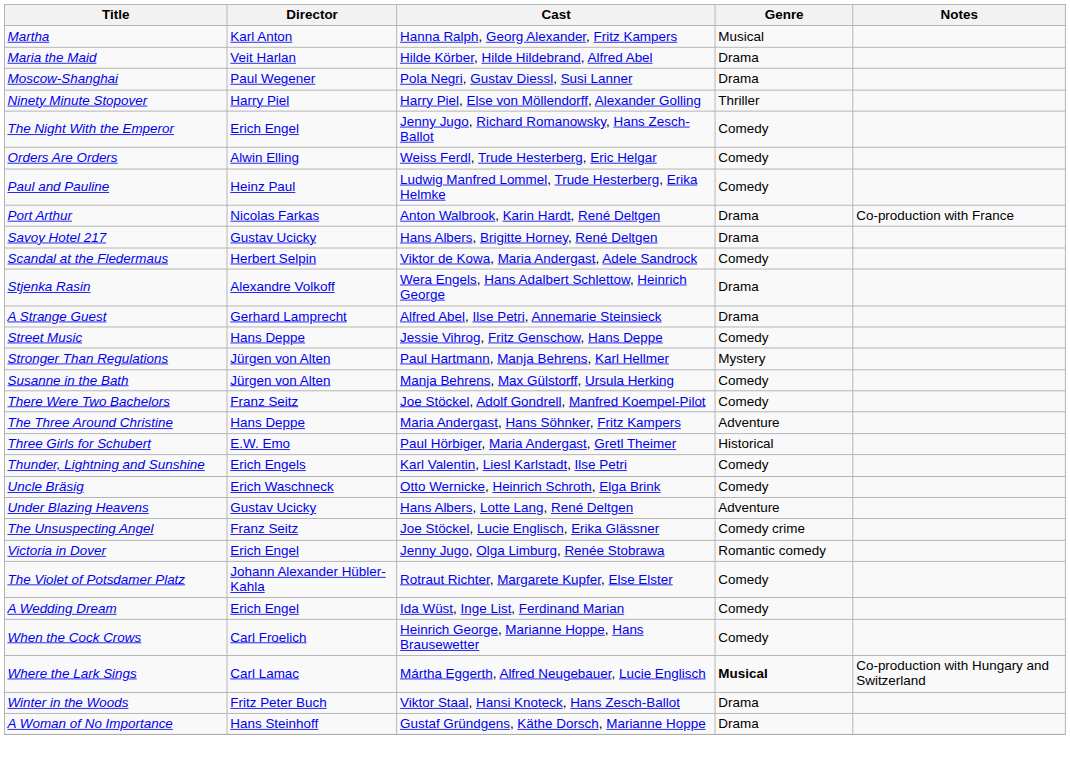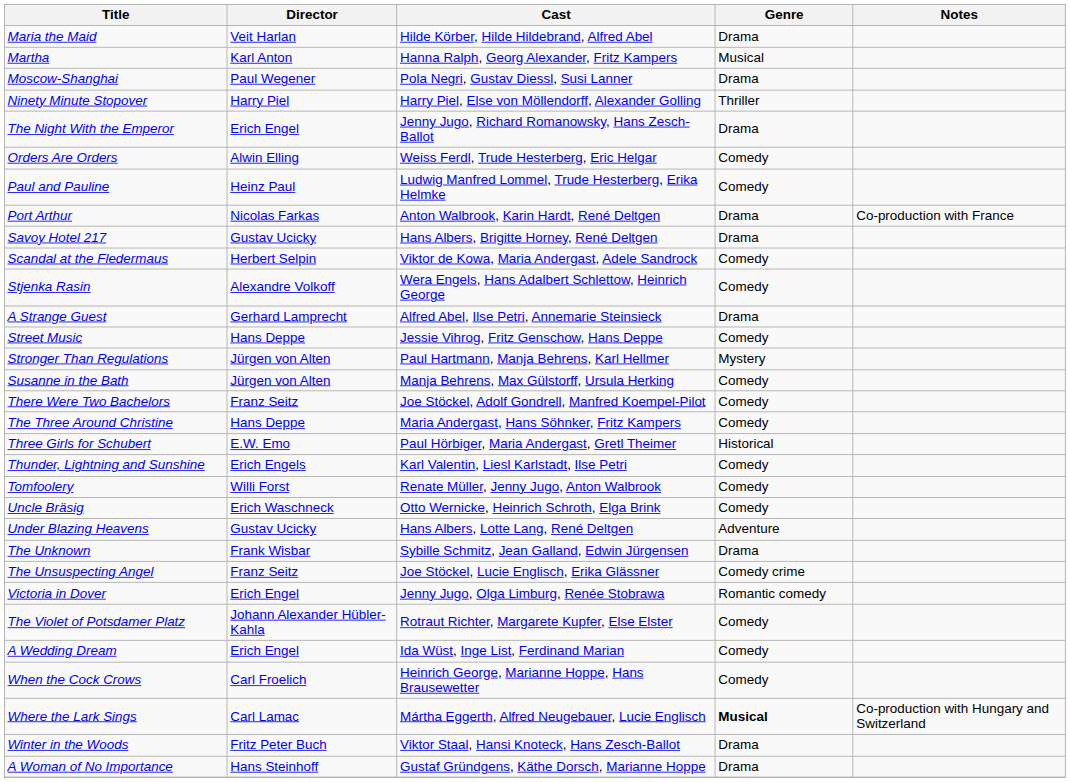rows swapped: (52, 57) <-> (28, 36)
(743, 129) Comedy -> (738, 129) Drama
(738, 287) Drama -> (743, 287) Comedy
(749, 422) Adventure -> (743, 422) Comedy
+ row: (41, 486)
+ row: (49, 550)
